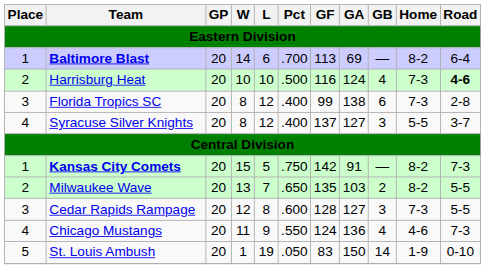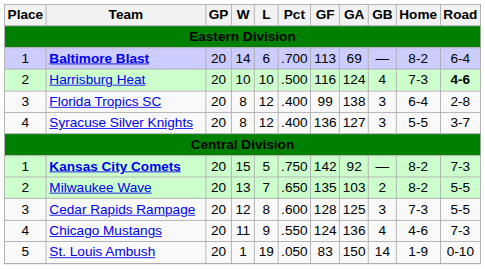(382, 101) 6 -> (382, 101) 3
(418, 101) 7-3 -> (418, 101) 6-4
(325, 123) 137 -> (325, 123) 136
(354, 166) 91 -> (354, 166) 92
(354, 209) 127 -> (354, 209) 125
